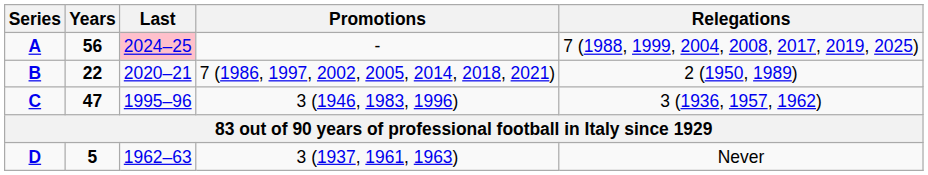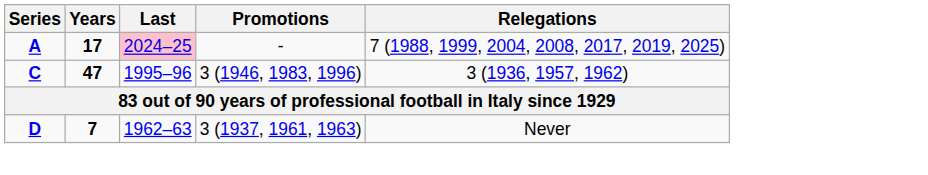(92, 46) 56 -> (92, 46) 17
- row: (35, 74)
(92, 156) 5 -> (92, 129) 7
